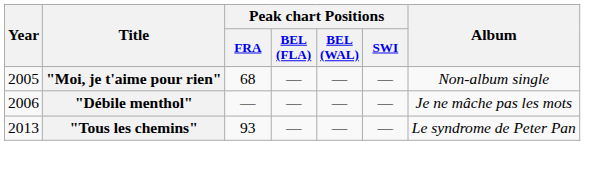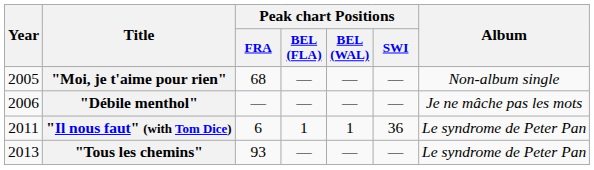+ row: (139, 127)
